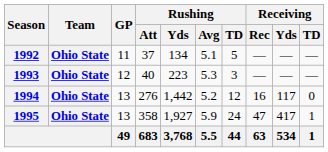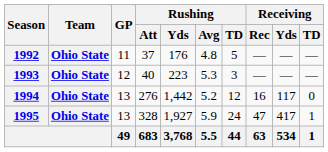(178, 55) 134 -> (178, 55) 176
(209, 55) 5.1 -> (209, 55) 4.8
(148, 116) 358 -> (148, 116) 328
